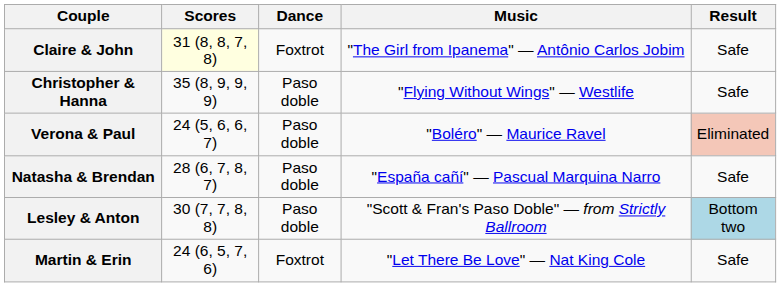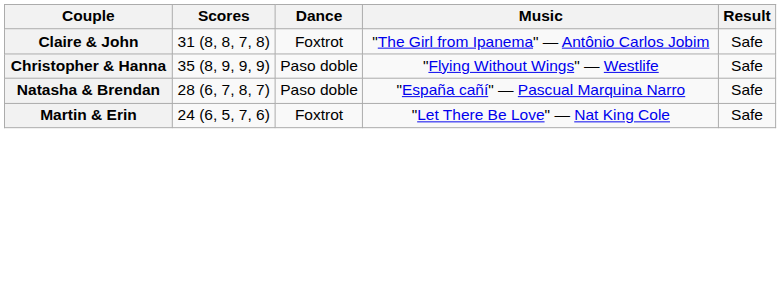(210, 50) lightyellow background -> (224, 41) no background
- row: (83, 134)
- row: (83, 218)
